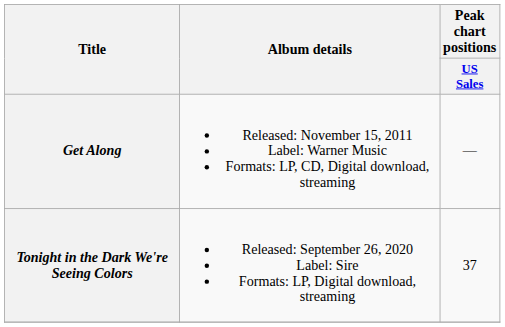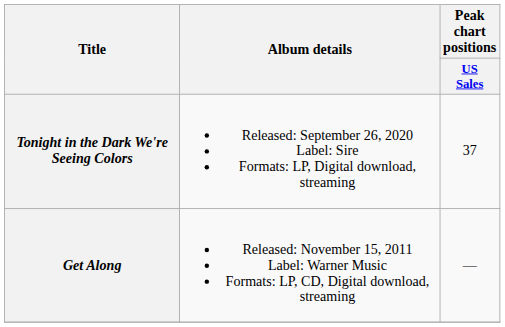rows swapped: (92, 151) <-> (92, 265)
